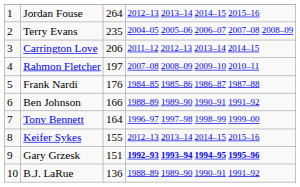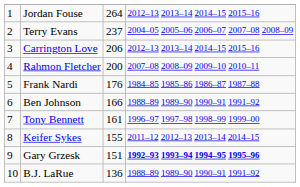(114, 31) 235 -> (114, 31) 237
(193, 48) 2011–12 2012–13 2013–14 2014–15 -> (193, 48) 2012–13 2013–14 2014–15 2015–16
(114, 66) 197 -> (114, 66) 200
(114, 119) 164 -> (114, 119) 161
(193, 137) 2012–13 2013–14 2014–15 2015–16 -> (193, 137) 2011–12 2012–13 2013–14 2014–15
